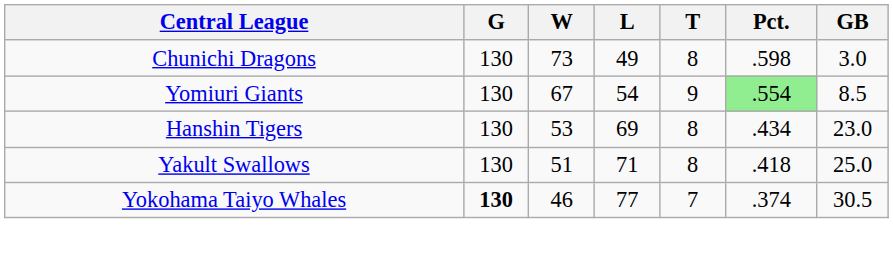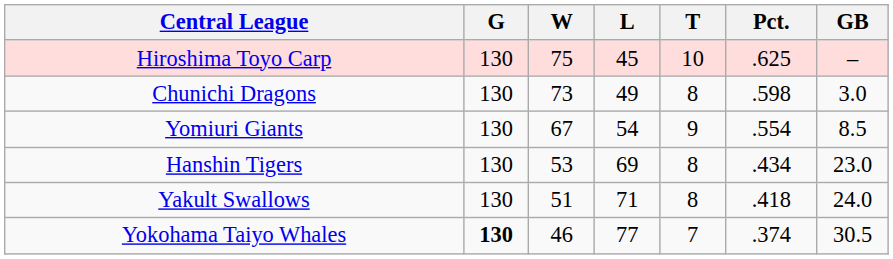+ row: (234, 57)
(771, 93) lightgreen background -> (771, 128) no background
(853, 164) 25.0 -> (853, 199) 24.0
